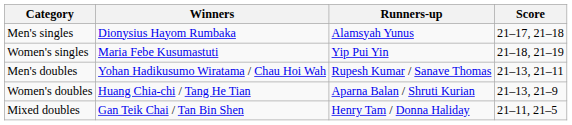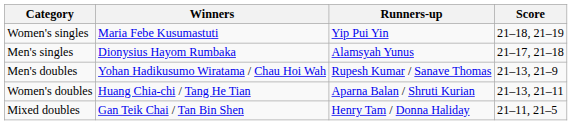rows swapped: (40, 33) <-> (48, 52)
(530, 71) 21–13, 21–11 -> (527, 71) 21–13, 21–9
(527, 91) 21–13, 21–9 -> (530, 91) 21–13, 21–11
